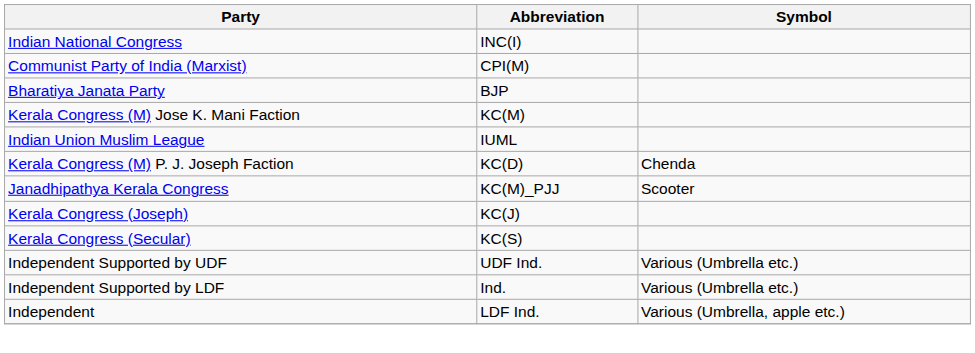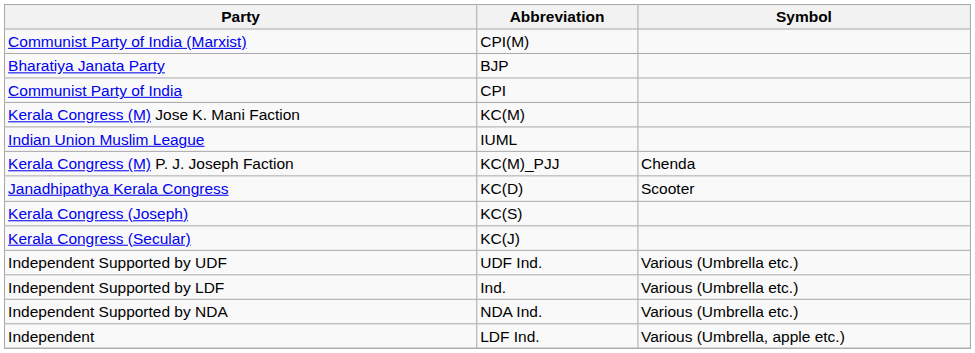- row: (95, 42)
+ row: (95, 91)
(502, 164) KC(D) -> (520, 164) KC(M)_PJJ
(520, 189) KC(M)_PJJ -> (502, 189) KC(D)
(500, 213) KC(J) -> (501, 213) KC(S)
(501, 238) KC(S) -> (500, 238) KC(J)
+ row: (118, 311)
